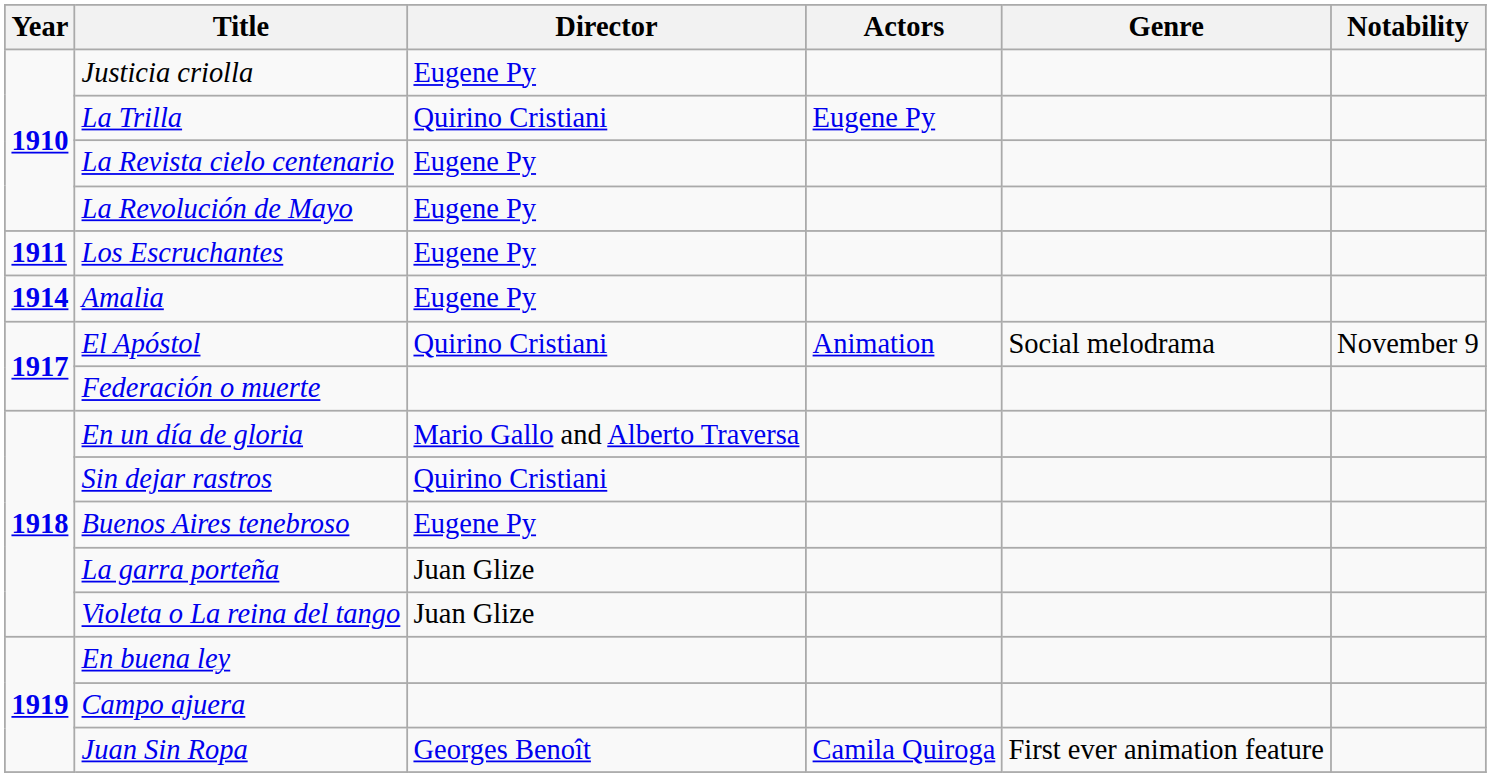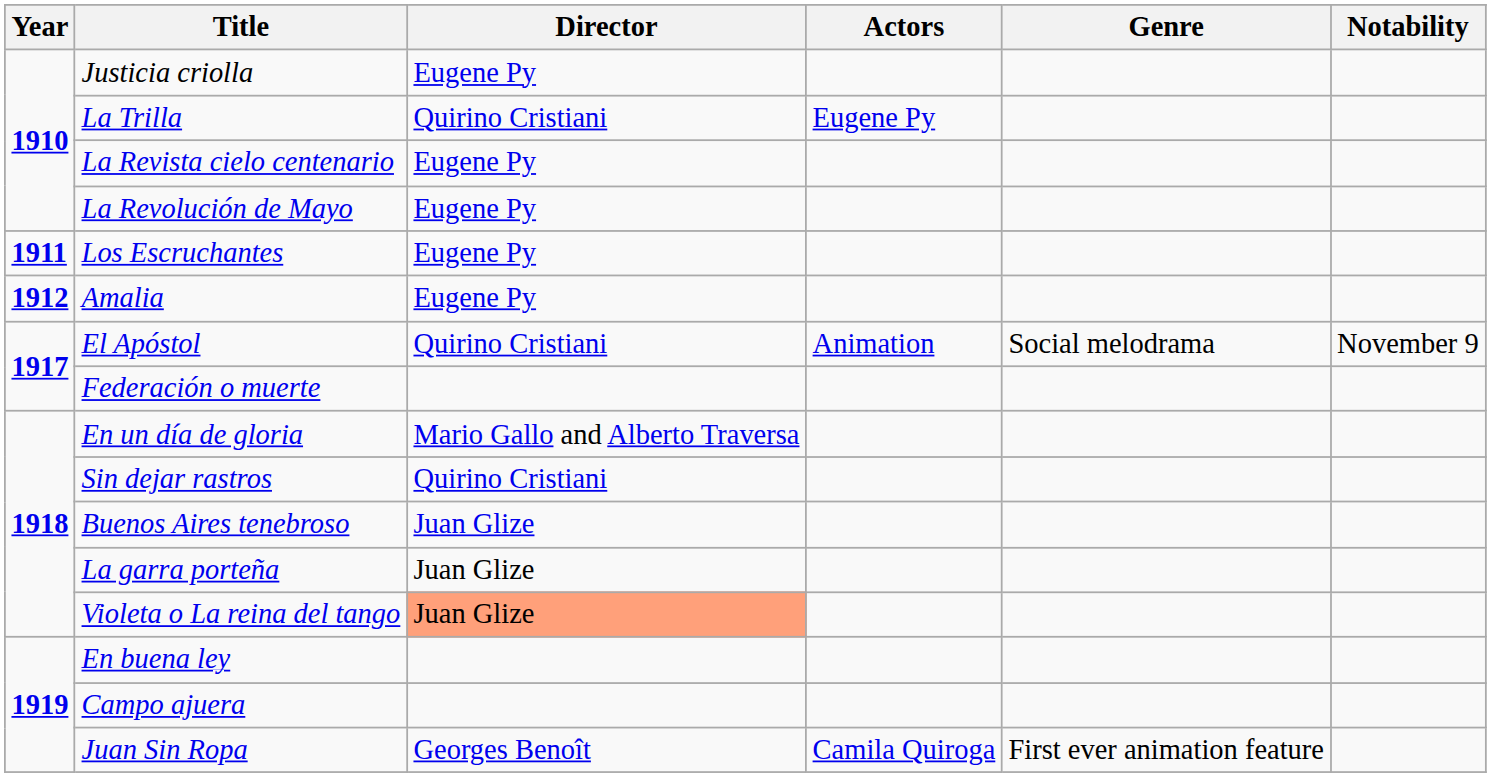(40, 298) 1914 -> (40, 298) 1912
(475, 523) Eugene Py -> (474, 523) Juan Glize
(474, 614) no background -> (474, 614) lightsalmon background
